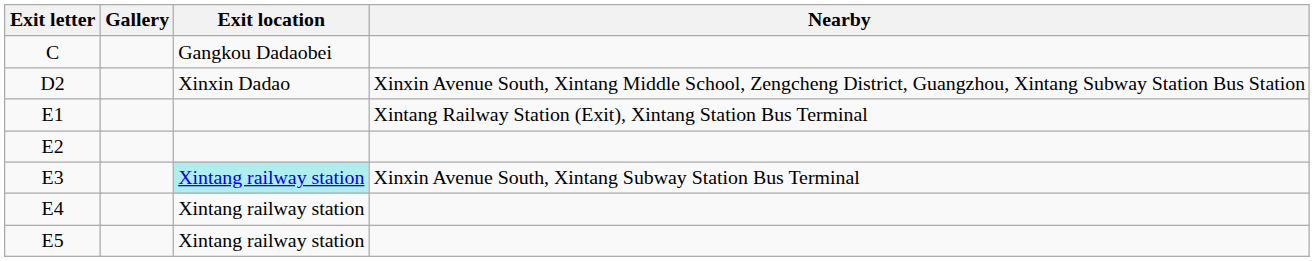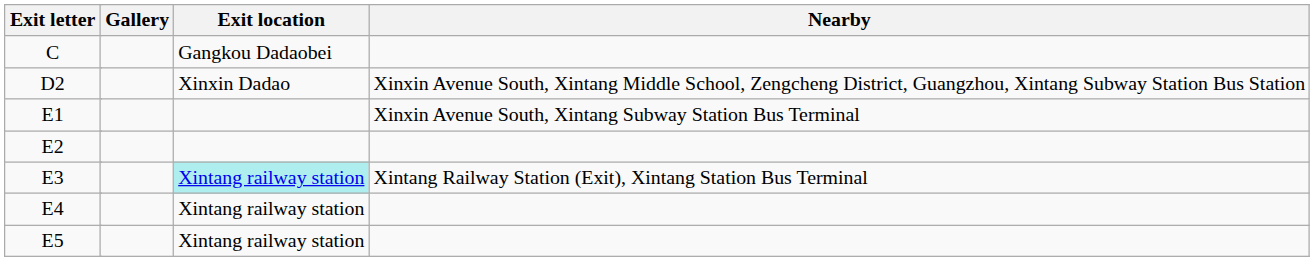(621, 114) Xintang Railway Station (Exit), Xintang Station Bus Terminal -> (617, 114) Xinxin Avenue South, Xintang Subway Station Bus Terminal
(617, 177) Xinxin Avenue South, Xintang Subway Station Bus Terminal -> (621, 177) Xintang Railway Station (Exit), Xintang Station Bus Terminal
